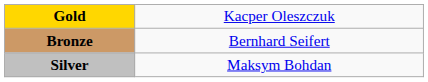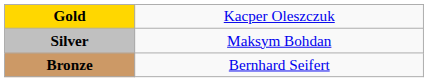rows swapped: (70, 64) <-> (70, 40)
